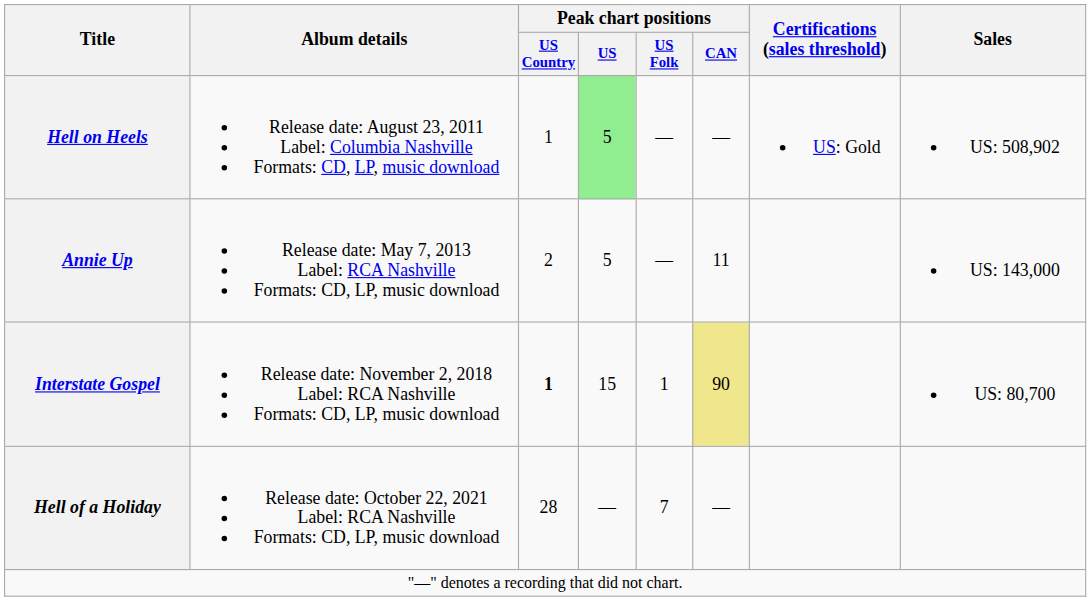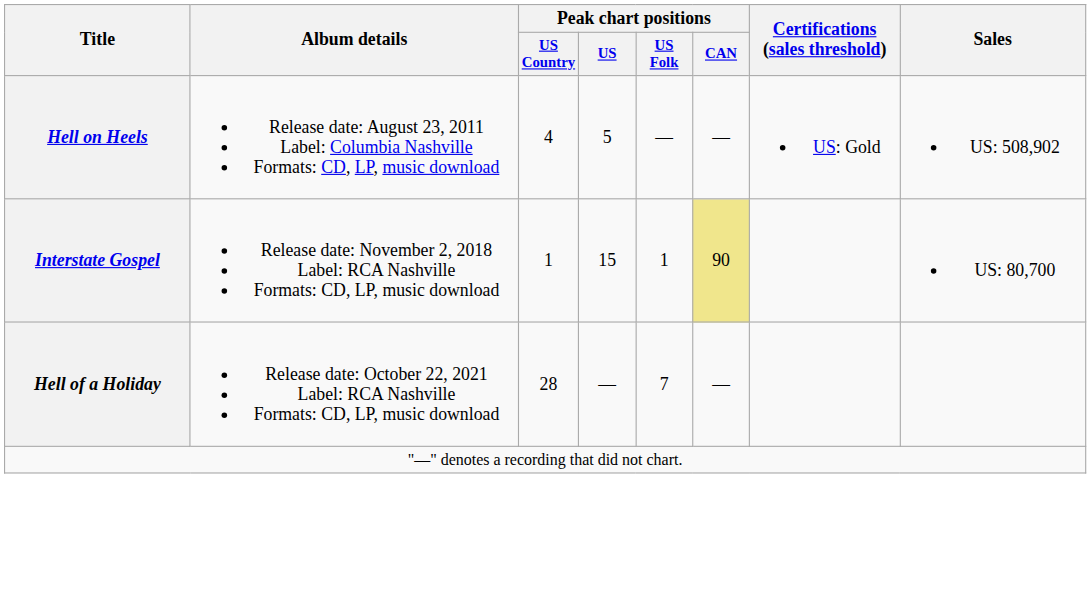(548, 137) 1 -> (548, 137) 4
(607, 137) lightgreen background -> (607, 137) no background
- row: (97, 260)
(548, 384) bold -> (548, 260) normal
